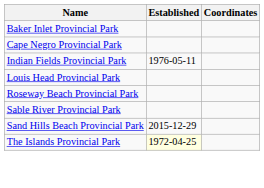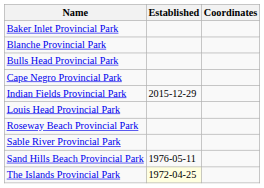+ row: (56, 45)
+ row: (63, 61)
(172, 61) 1976-05-11 -> (172, 93) 2015-12-29
(172, 126) 2015-12-29 -> (172, 158) 1976-05-11
